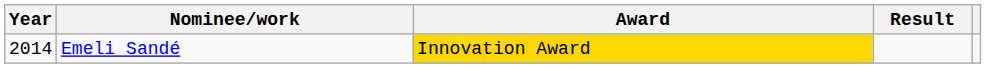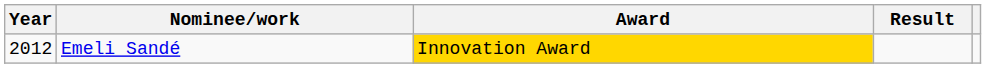(31, 49) 2014 -> (31, 49) 2012
